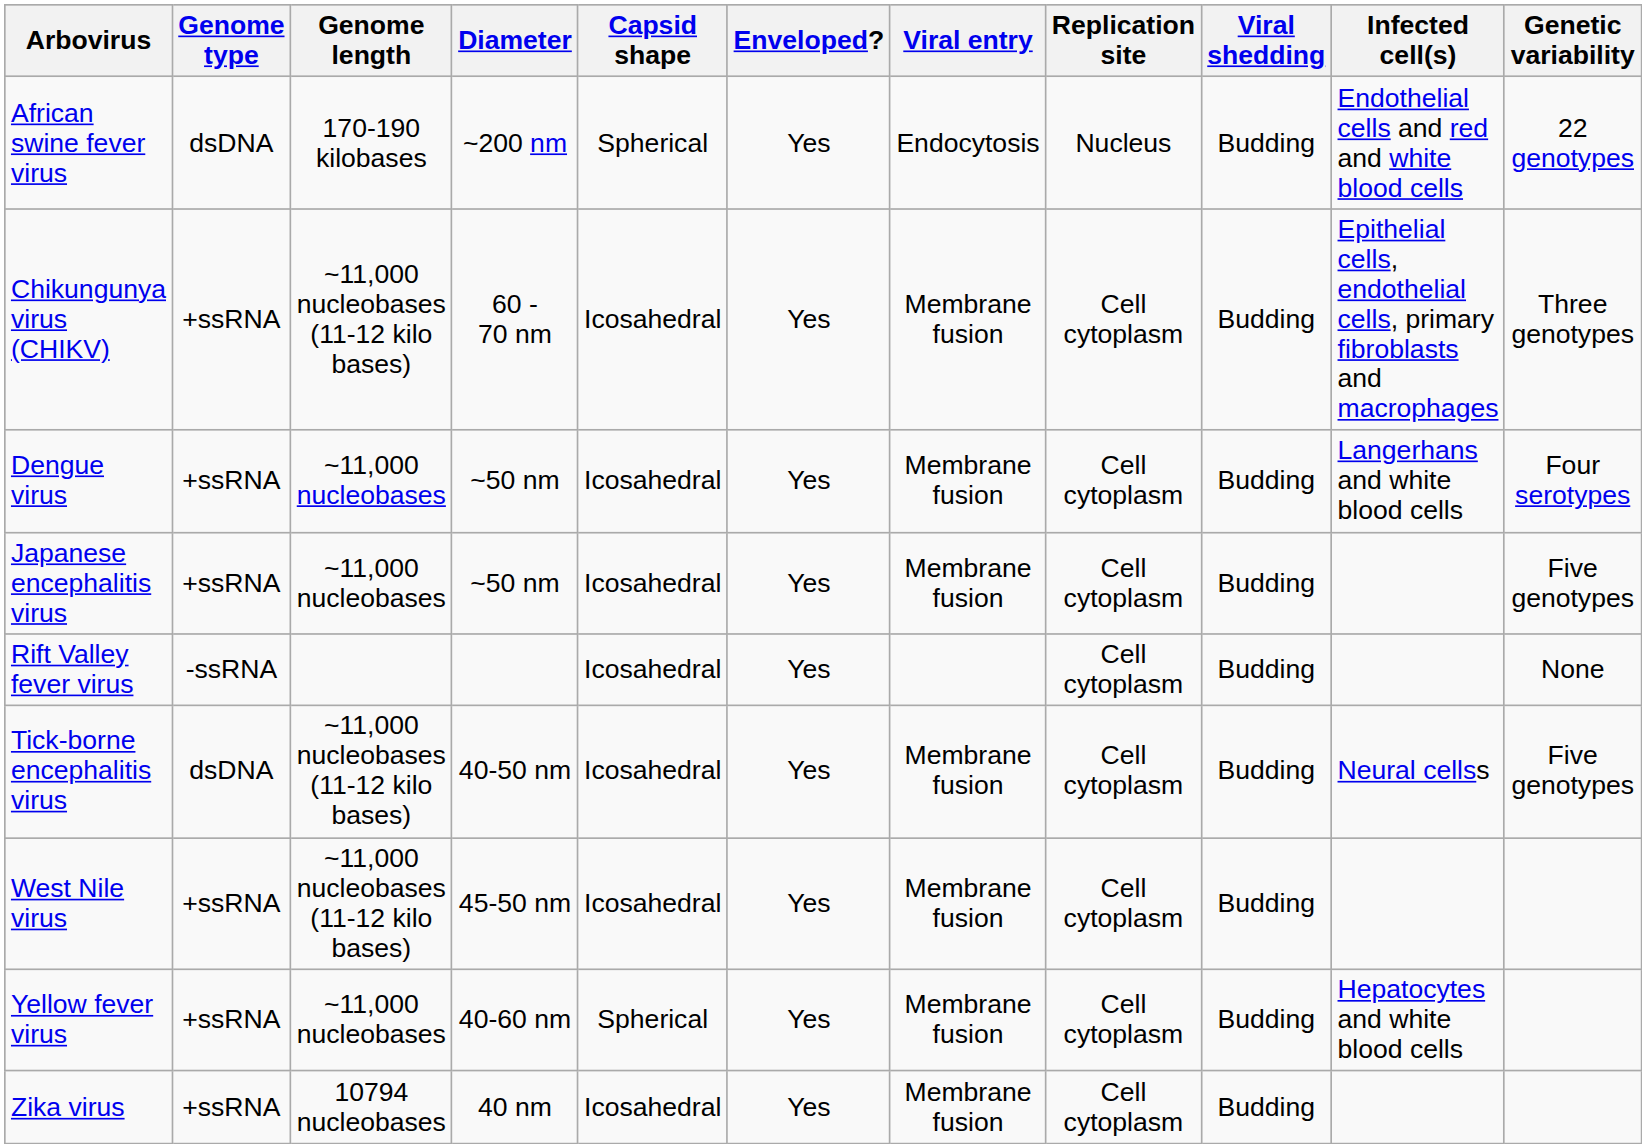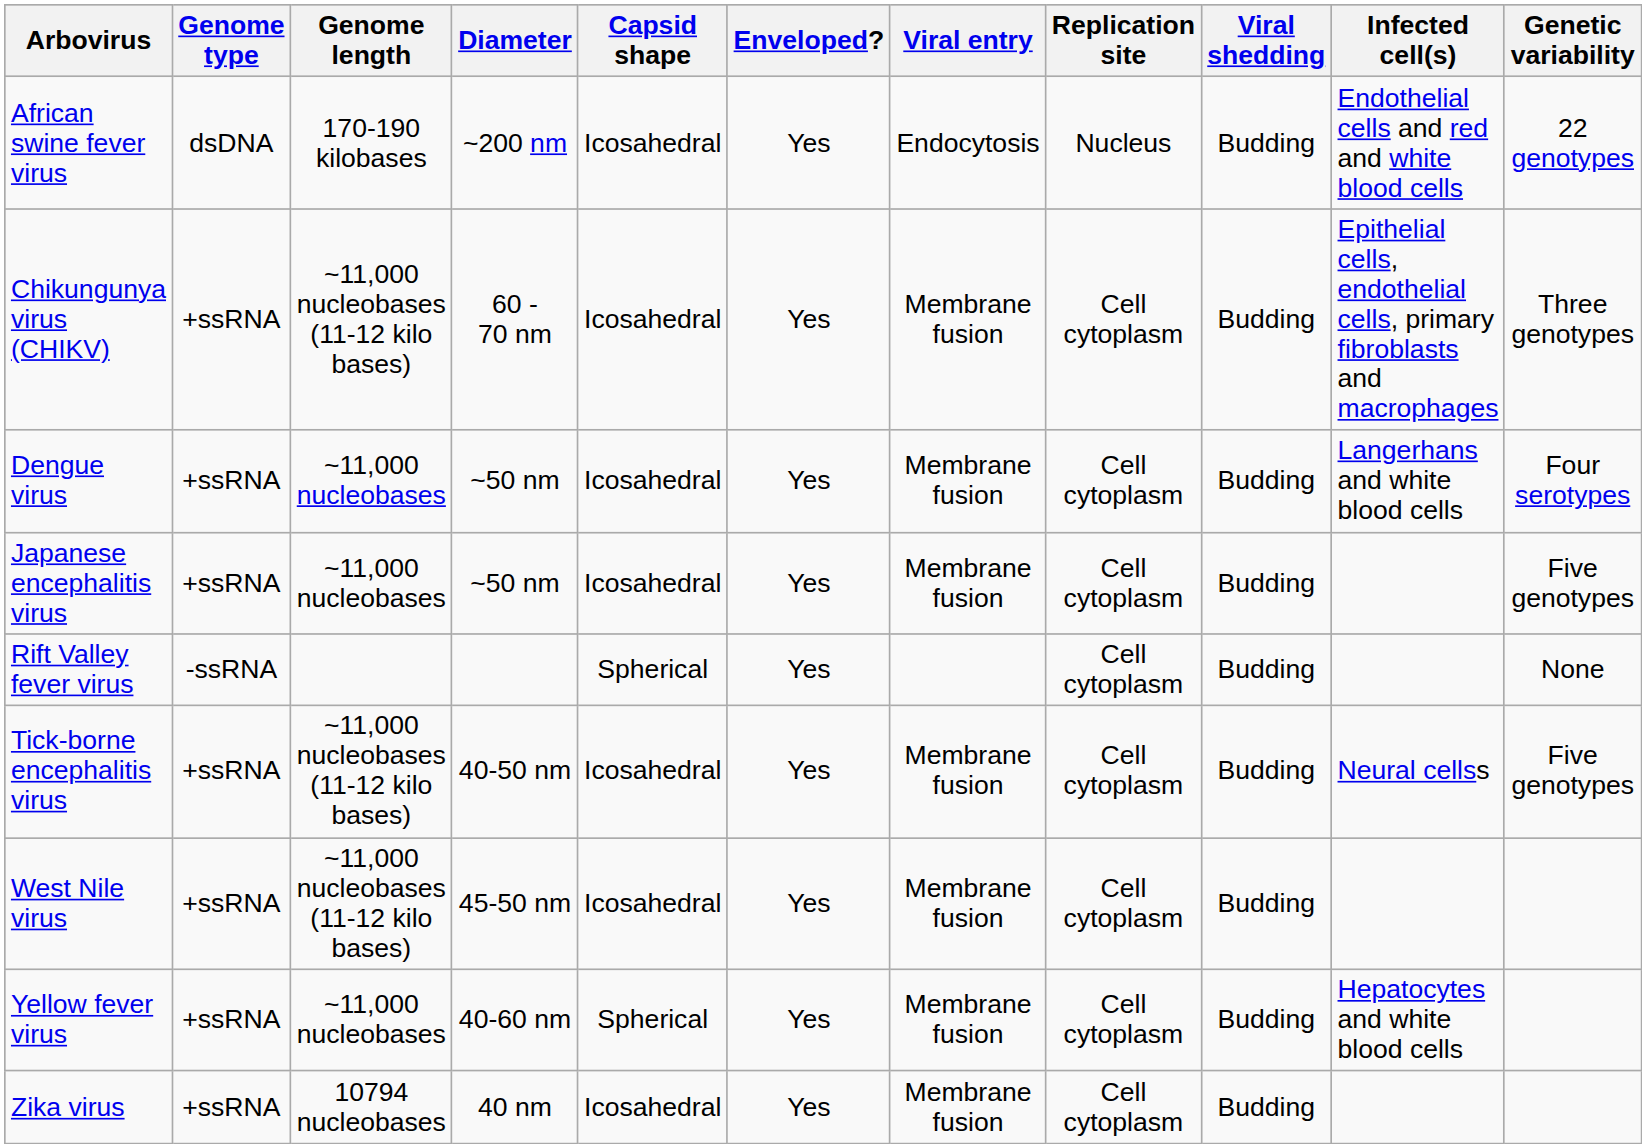(653, 142) Spherical -> (653, 142) Icosahedral
(653, 669) Icosahedral -> (653, 669) Spherical
(231, 771) dsDNA -> (231, 771) +ssRNA
